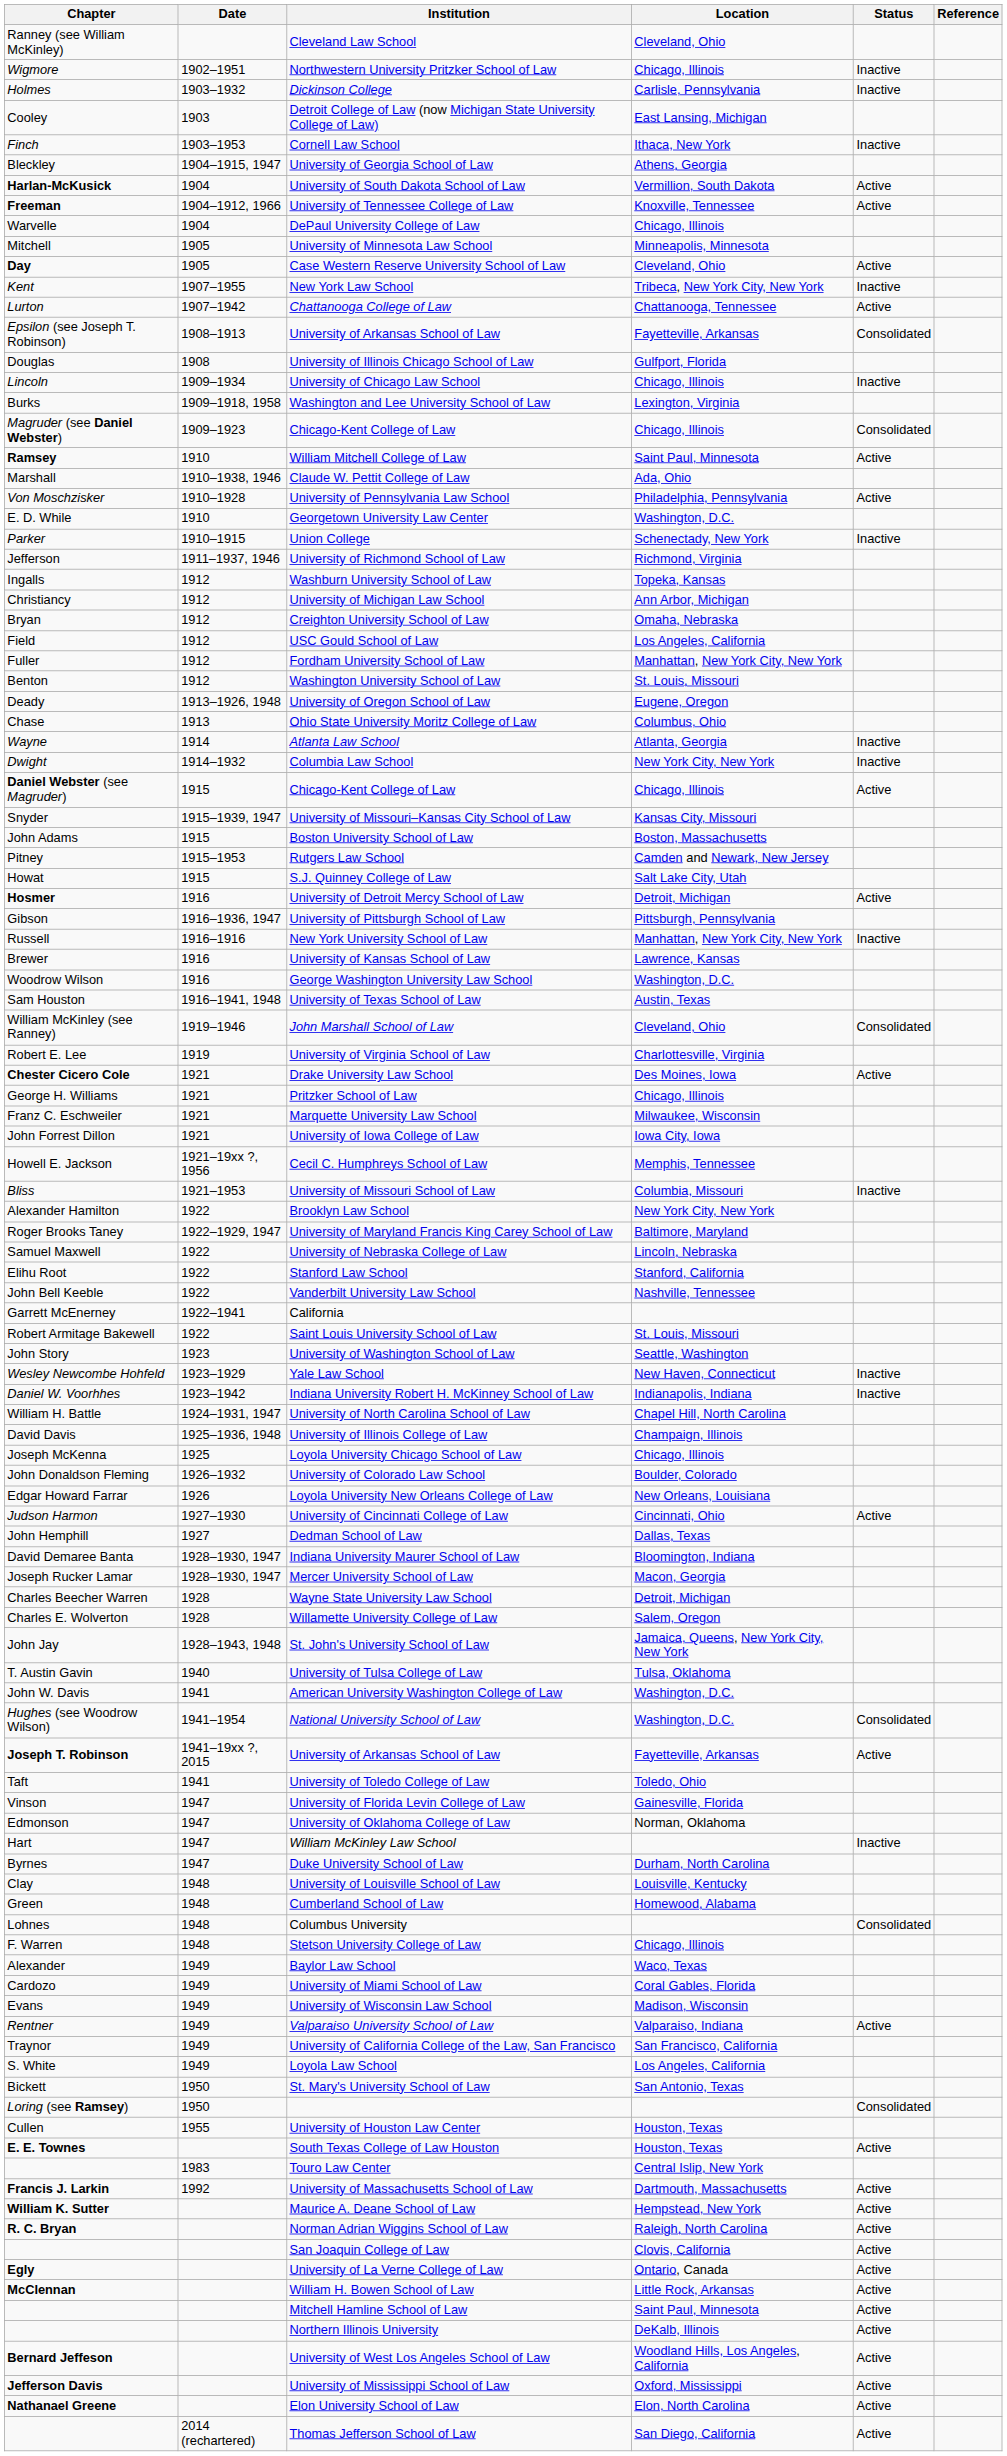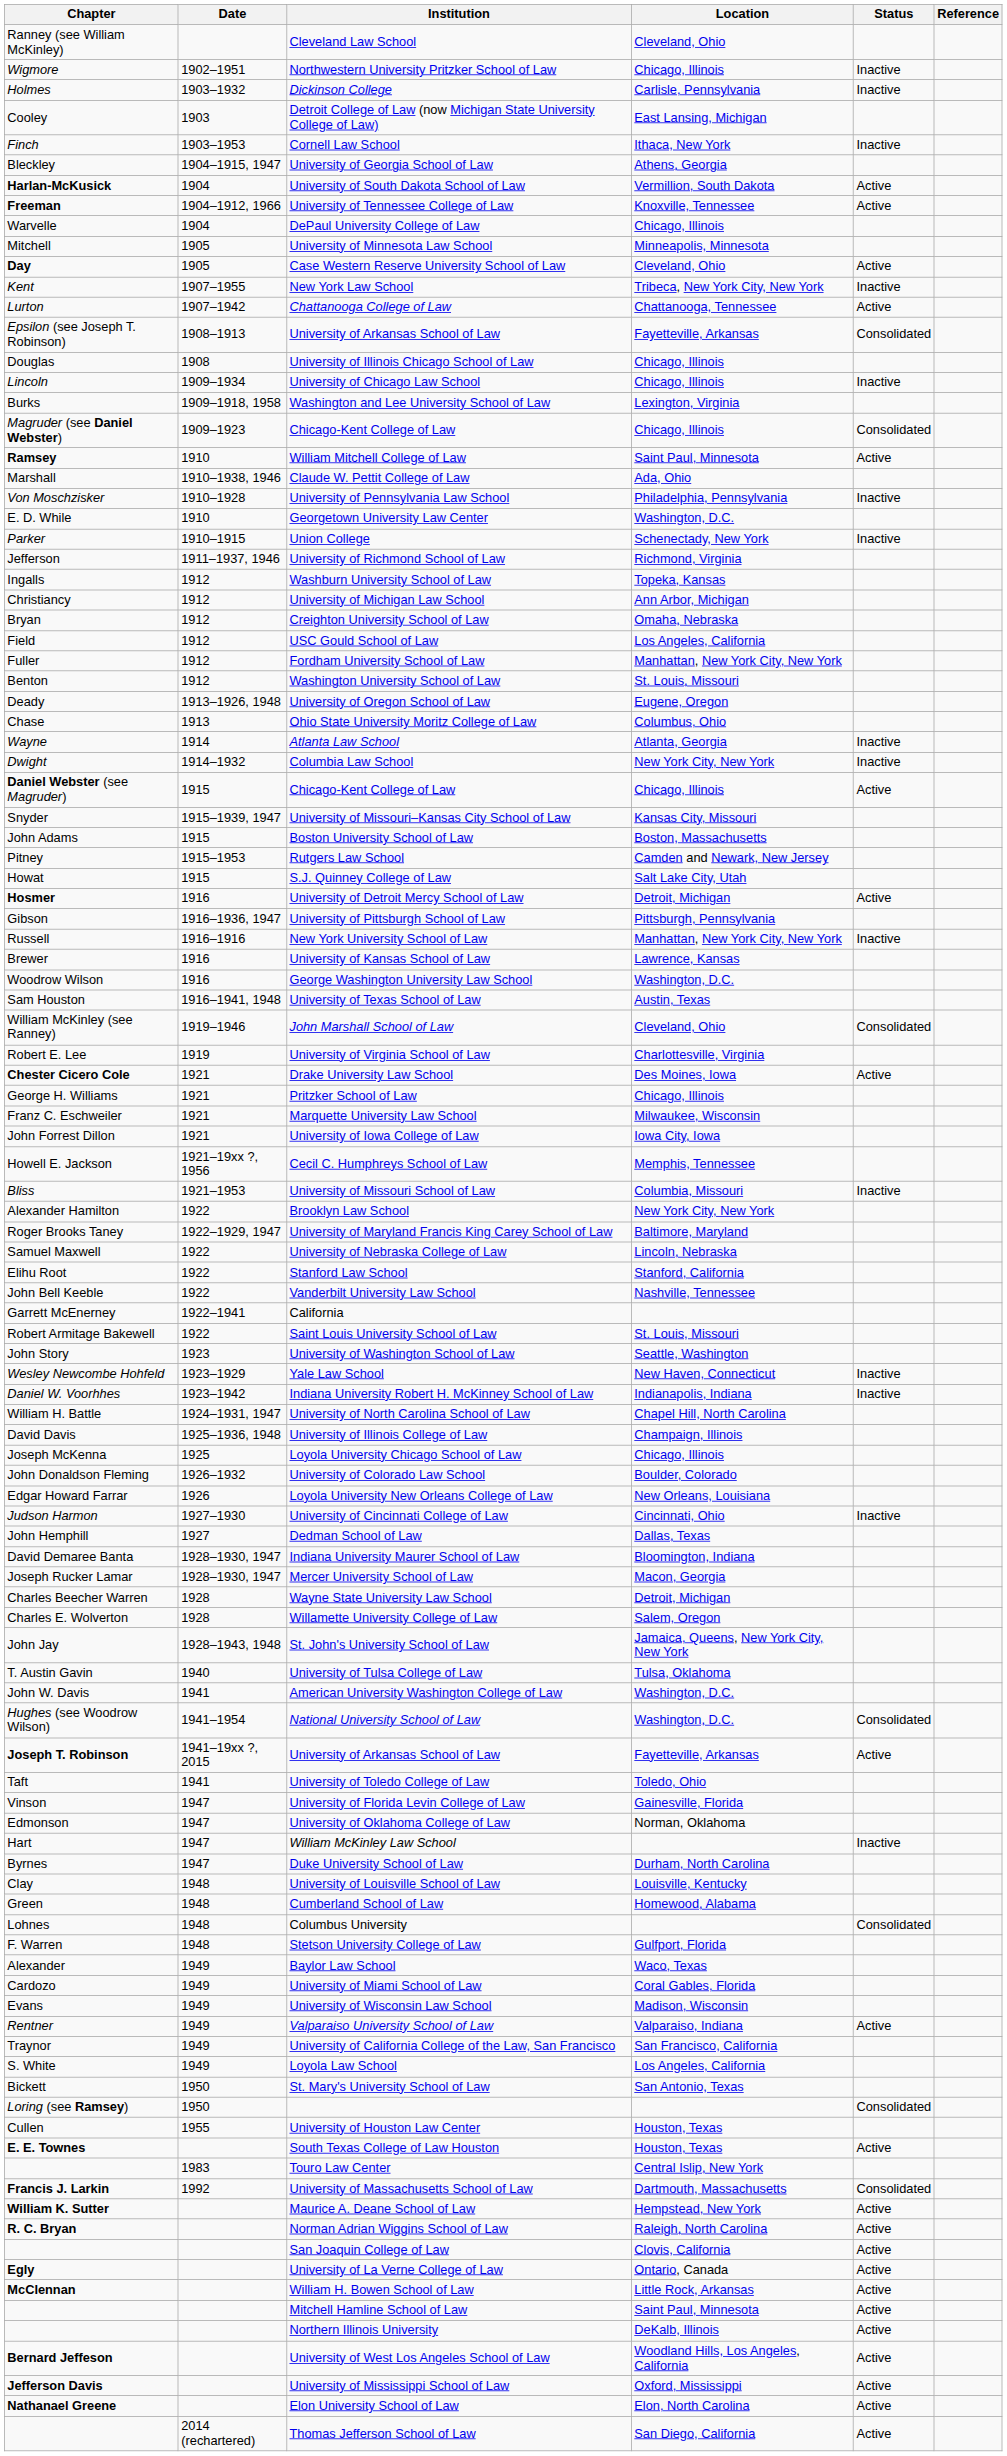(680, 362) Gulfport, Florida -> (679, 362) Chicago, Illinois
(874, 498) Active -> (879, 498) Inactive
(874, 1516) Active -> (879, 1516) Inactive
(679, 1945) Chicago, Illinois -> (680, 1945) Gulfport, Florida
(874, 2188) Active -> (894, 2188) Consolidated
